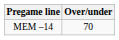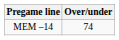(88, 27) 70 -> (88, 27) 74
